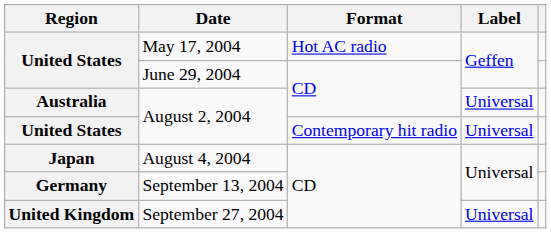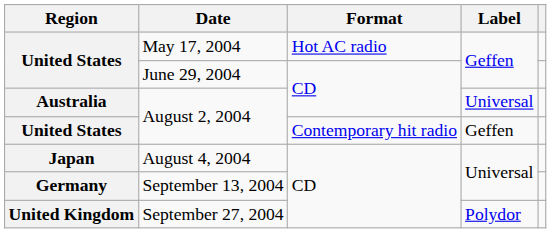(499, 130) Universal -> (489, 130) Geffen
(499, 213) Universal -> (493, 213) Polydor
